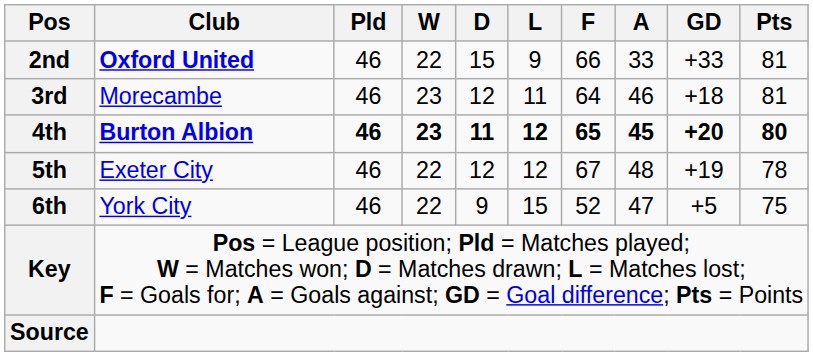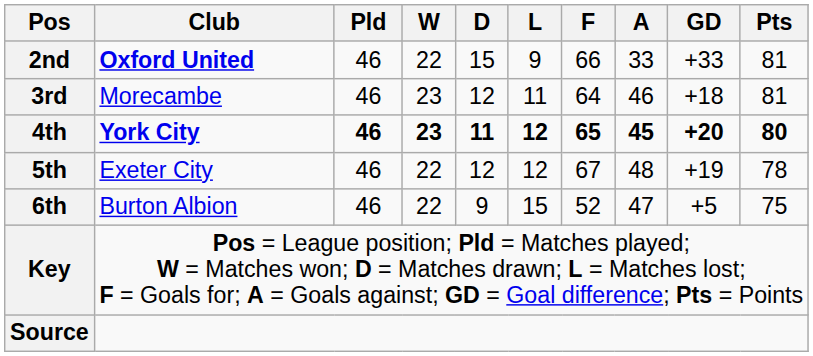(176, 133) Burton Albion -> (149, 133) York City
(145, 206) York City -> (168, 206) Burton Albion
